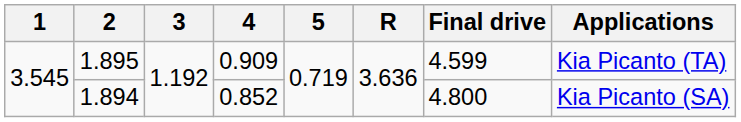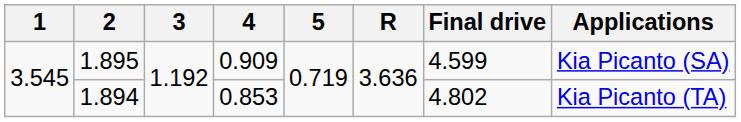(642, 60) Kia Picanto (TA) -> (643, 60) Kia Picanto (SA)
(249, 97) 0.852 -> (249, 97) 0.853
(458, 97) 4.800 -> (458, 97) 4.802
(643, 97) Kia Picanto (SA) -> (642, 97) Kia Picanto (TA)
